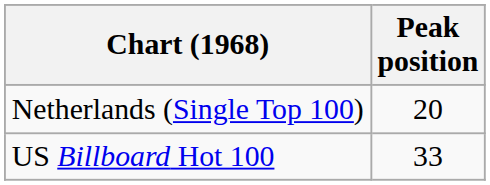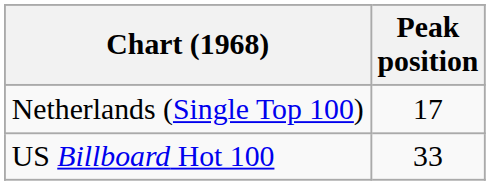(428, 108) 20 -> (428, 108) 17
